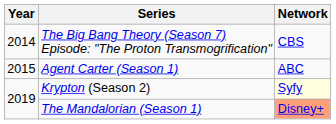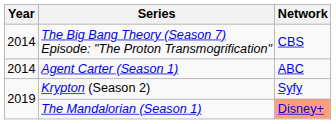(21, 68) 2015 -> (21, 68) 2014
(290, 88) lightyellow background -> (290, 88) no background
